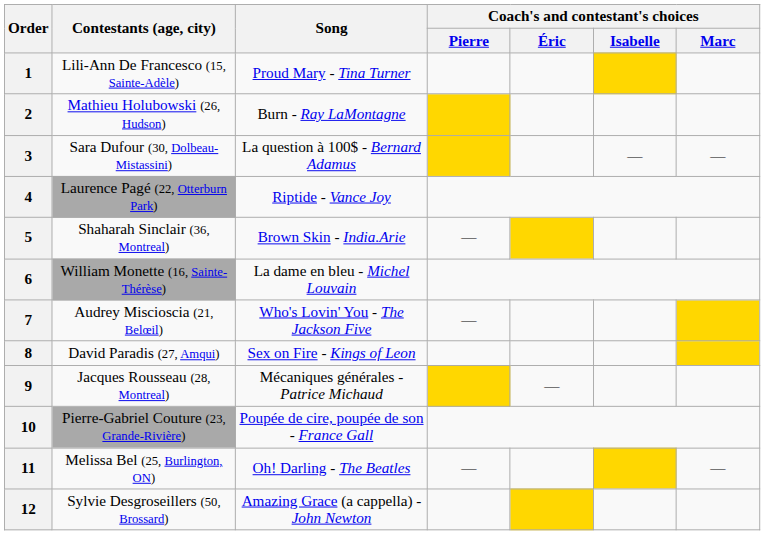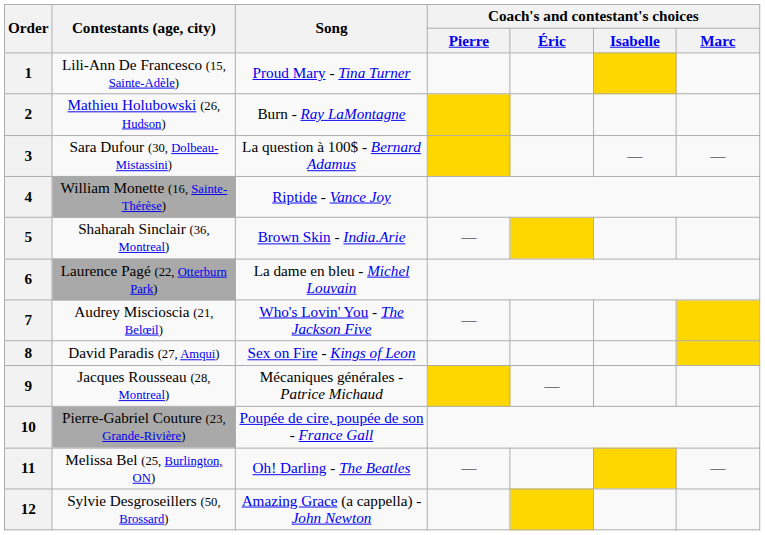(144, 196) Laurence Pagé (22, Otterburn Park) -> (144, 196) William Monette (16, Sainte-Thérèse)
(144, 279) William Monette (16, Sainte-Thérèse) -> (144, 279) Laurence Pagé (22, Otterburn Park)
